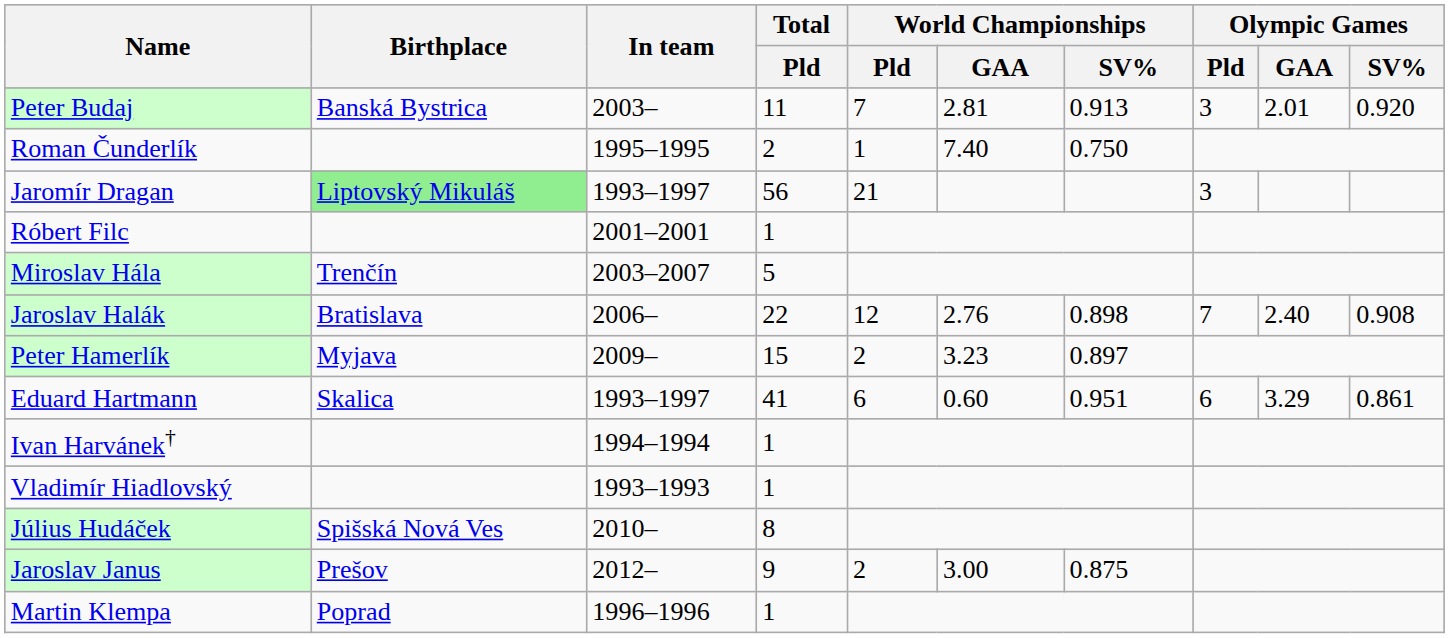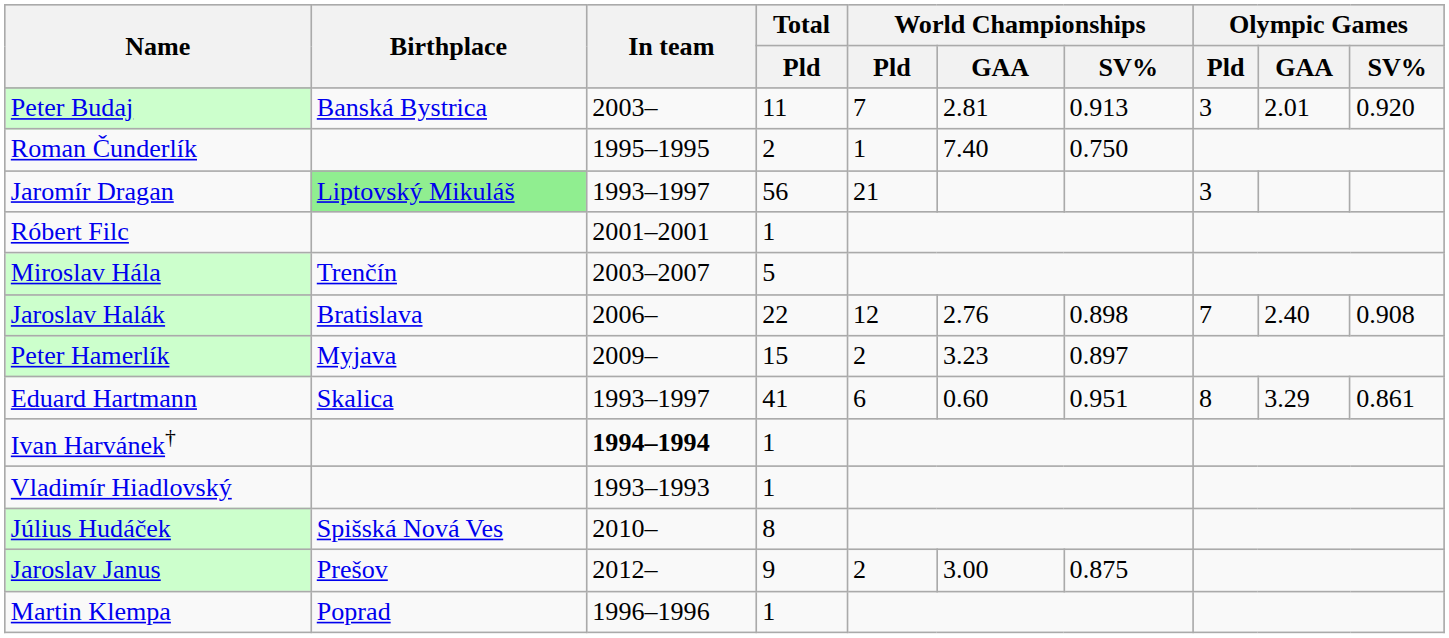(1206, 397) 6 -> (1206, 397) 8
(651, 442) normal -> (651, 442) bold
